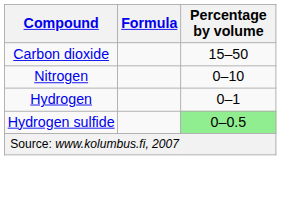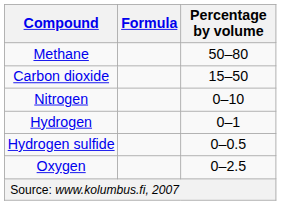+ row: (61, 54)
(228, 122) lightgreen background -> (228, 144) no background
+ row: (61, 167)
